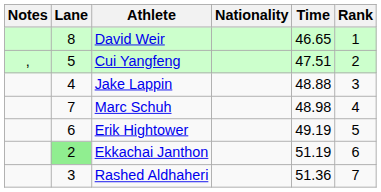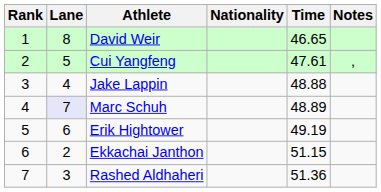columns swapped: (356, 15) <-> (28, 15)
(313, 61) 47.51 -> (308, 61) 47.61
(71, 107) no background -> (66, 107) lavender background
(313, 107) 48.98 -> (308, 107) 48.89
(71, 152) lightgreen background -> (66, 152) no background
(313, 152) 51.19 -> (308, 152) 51.15
